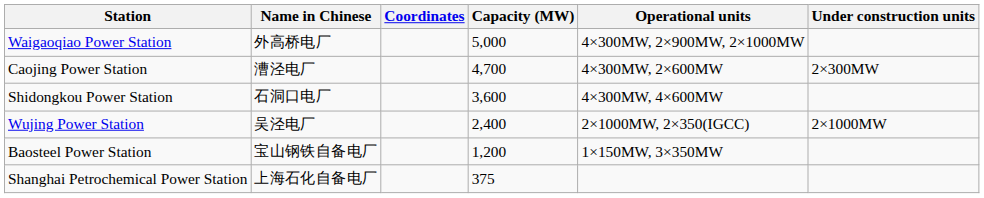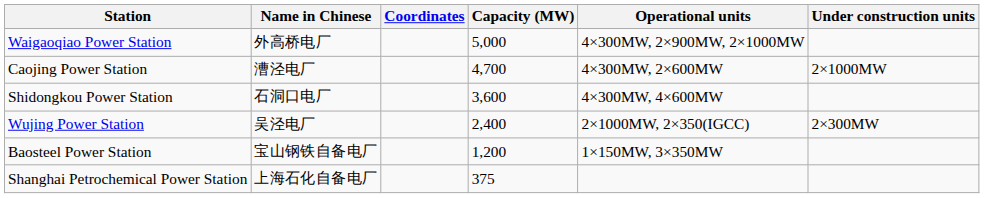(845, 69) 2×300MW -> (849, 69) 2×1000MW
(849, 124) 2×1000MW -> (845, 124) 2×300MW
